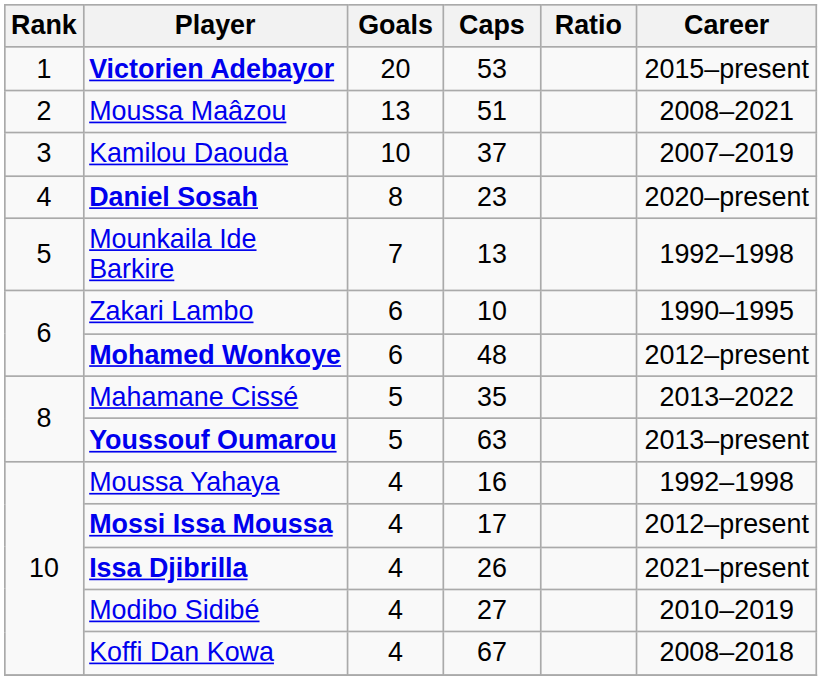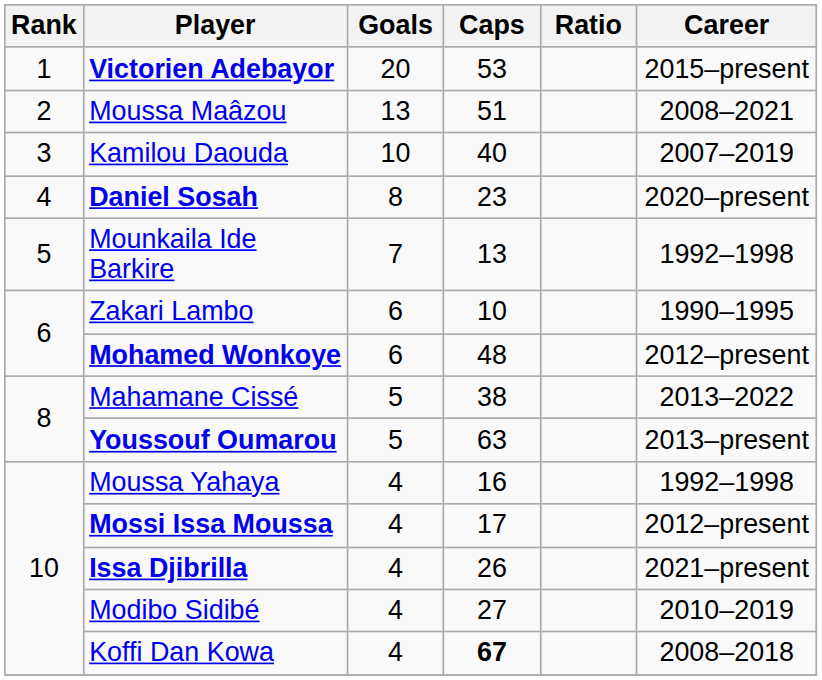(492, 153) 37 -> (492, 153) 40
(492, 397) 35 -> (492, 397) 38
(492, 652) normal -> (492, 652) bold
